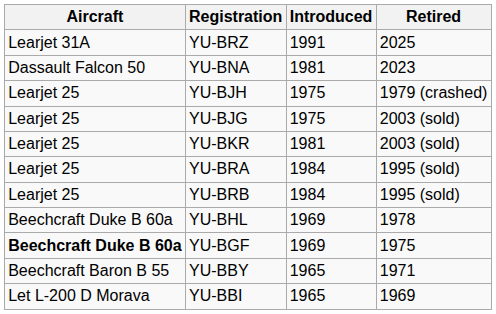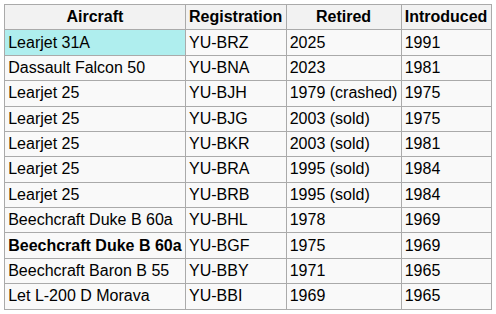columns swapped: (331, 17) <-> (434, 17)
(49, 42) no background -> (49, 42) paleturquoise background
